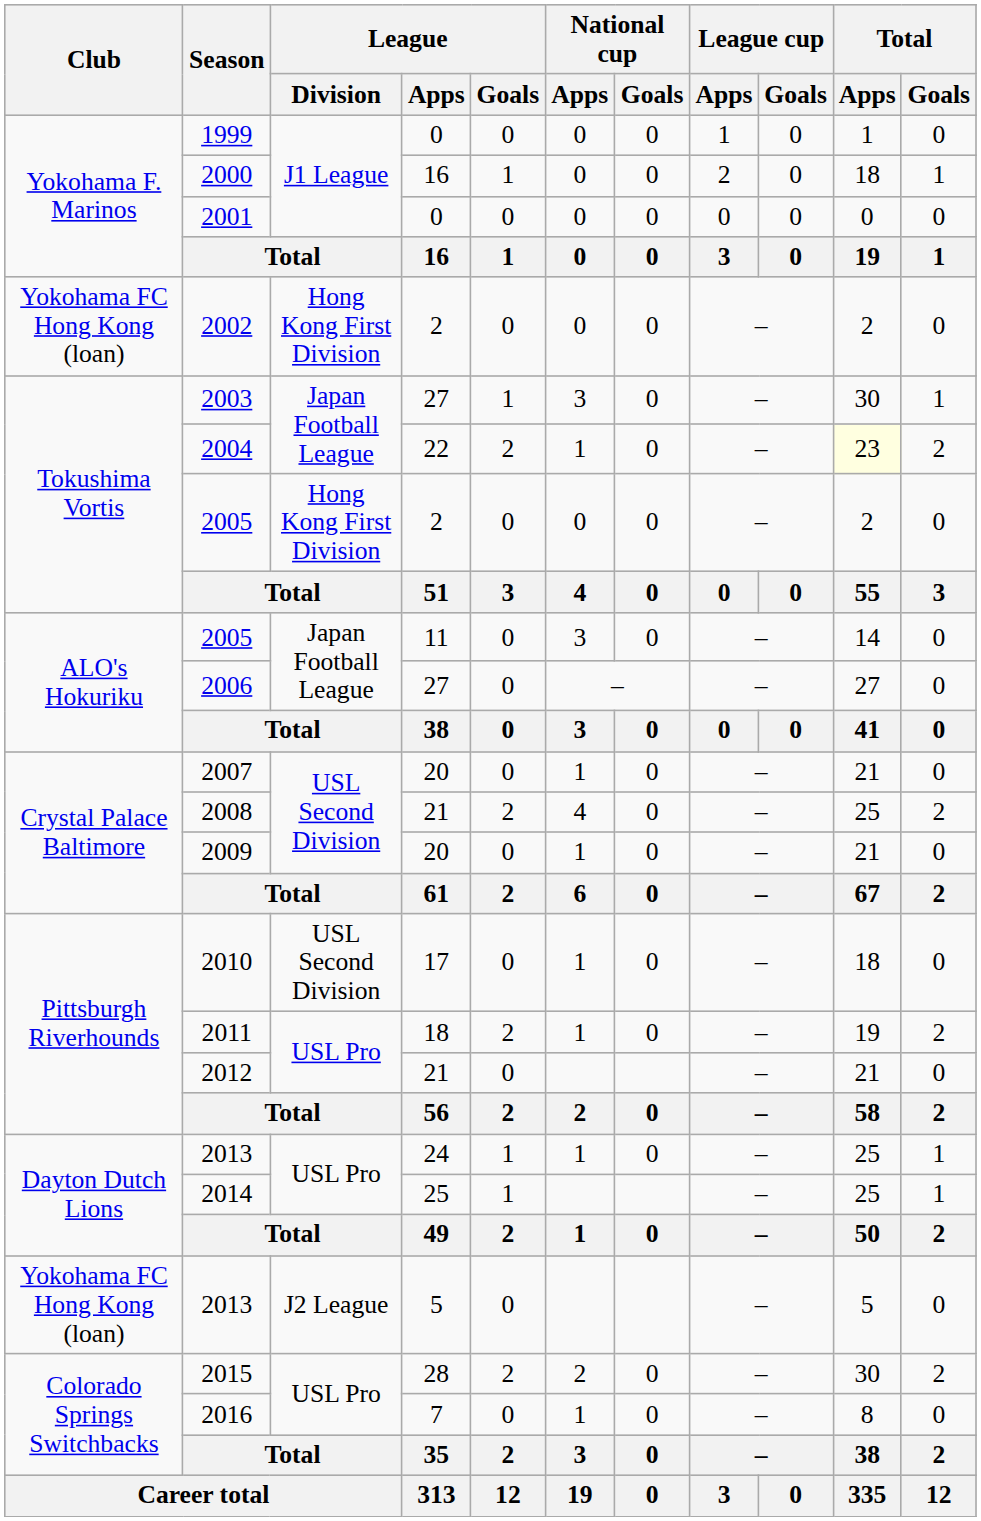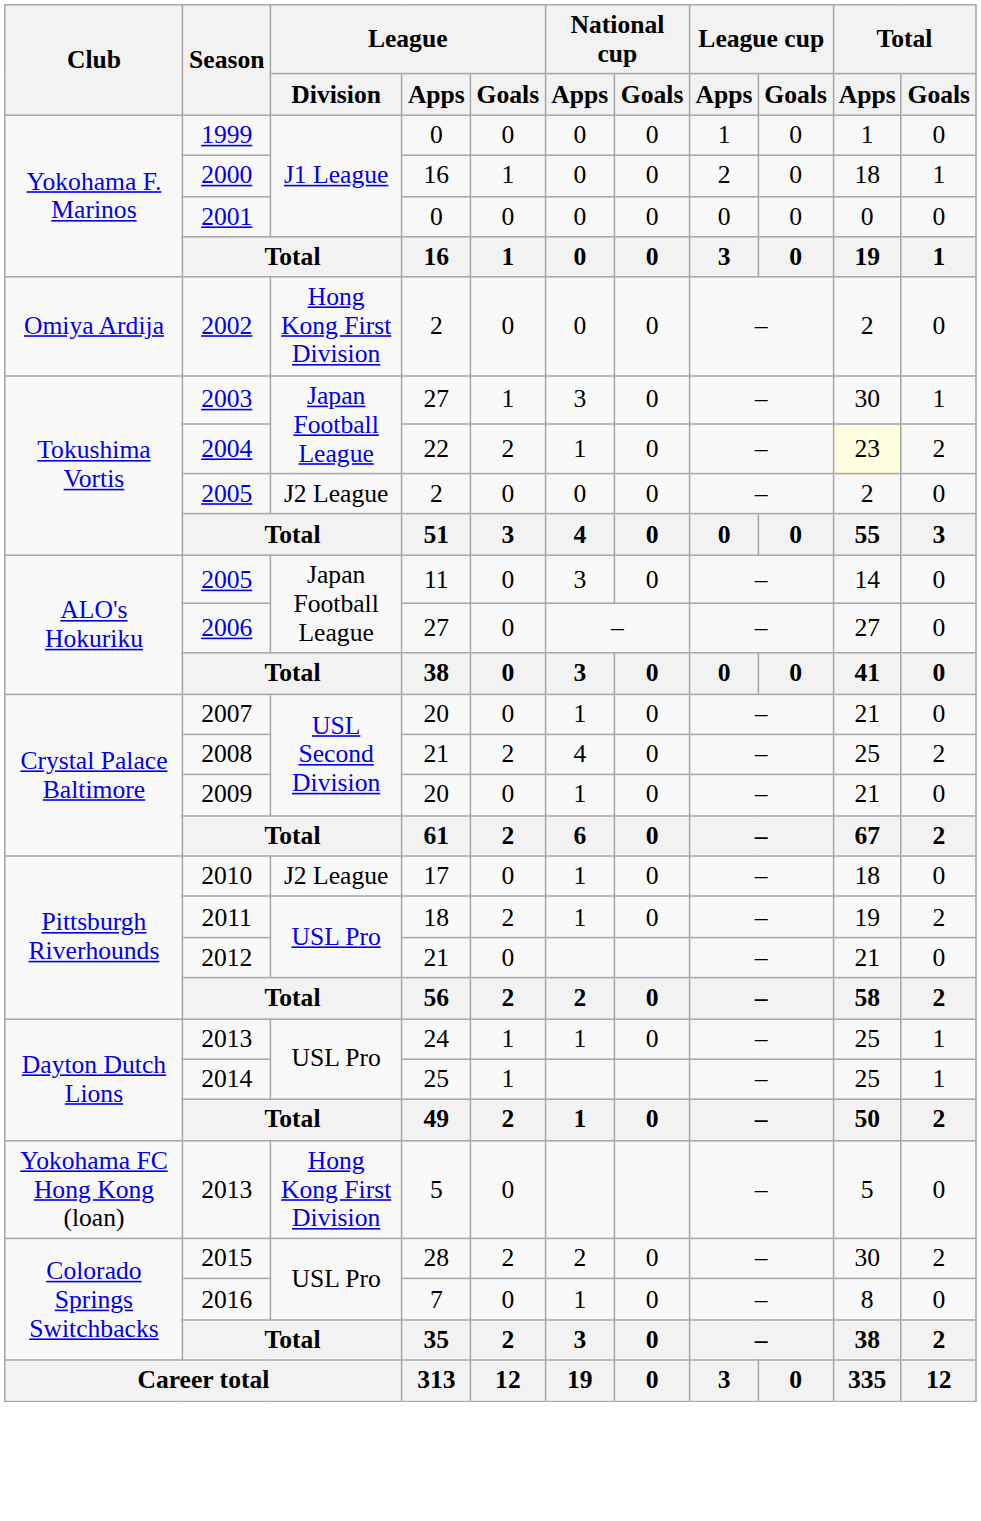(94, 326) Yokohama FC Hong Kong (loan) -> (94, 326) Omiya Ardija
(336, 522) Hong Kong First Division -> (336, 493) J2 League
(336, 962) USL Second Division -> (336, 876) J2 League
(336, 1304) J2 League -> (336, 1188) Hong Kong First Division
